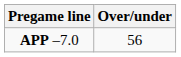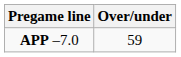(135, 39) 56 -> (135, 39) 59
